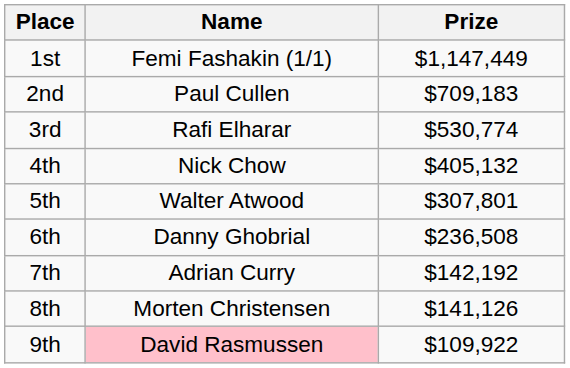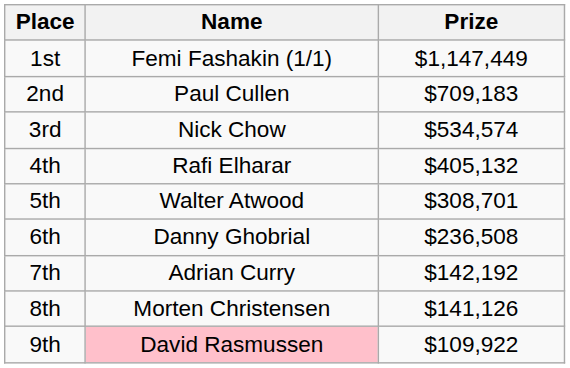(232, 129) Rafi Elharar -> (232, 129) Nick Chow
(471, 129) $530,774 -> (471, 129) $534,574
(232, 165) Nick Chow -> (232, 165) Rafi Elharar
(471, 201) $307,801 -> (471, 201) $308,701
